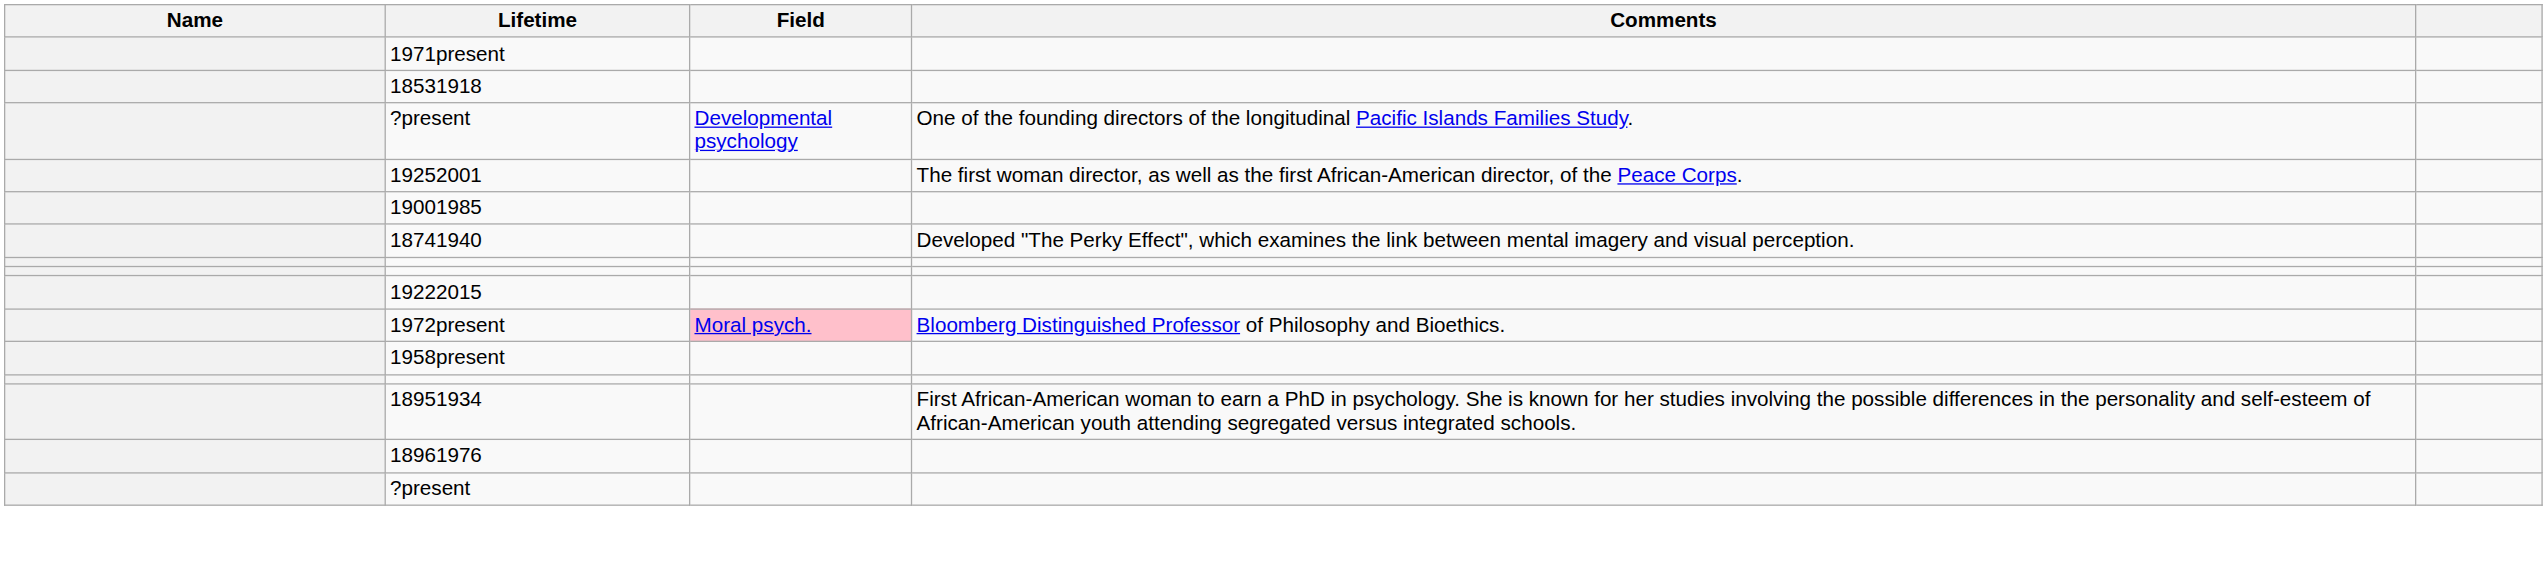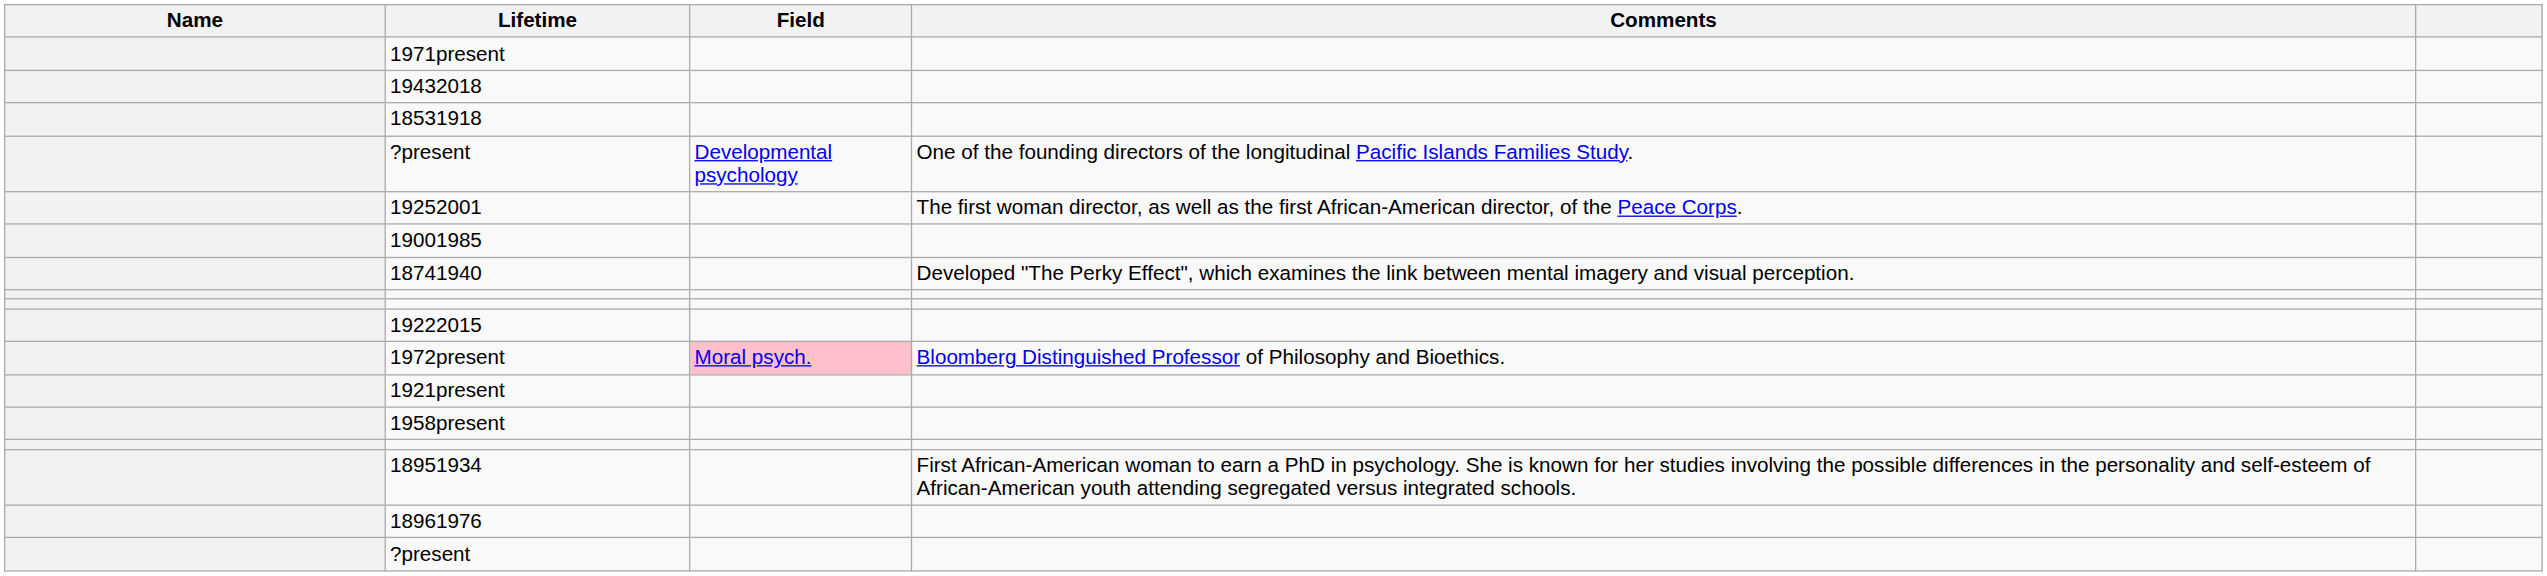+ row: (436, 86)
+ row: (447, 390)
